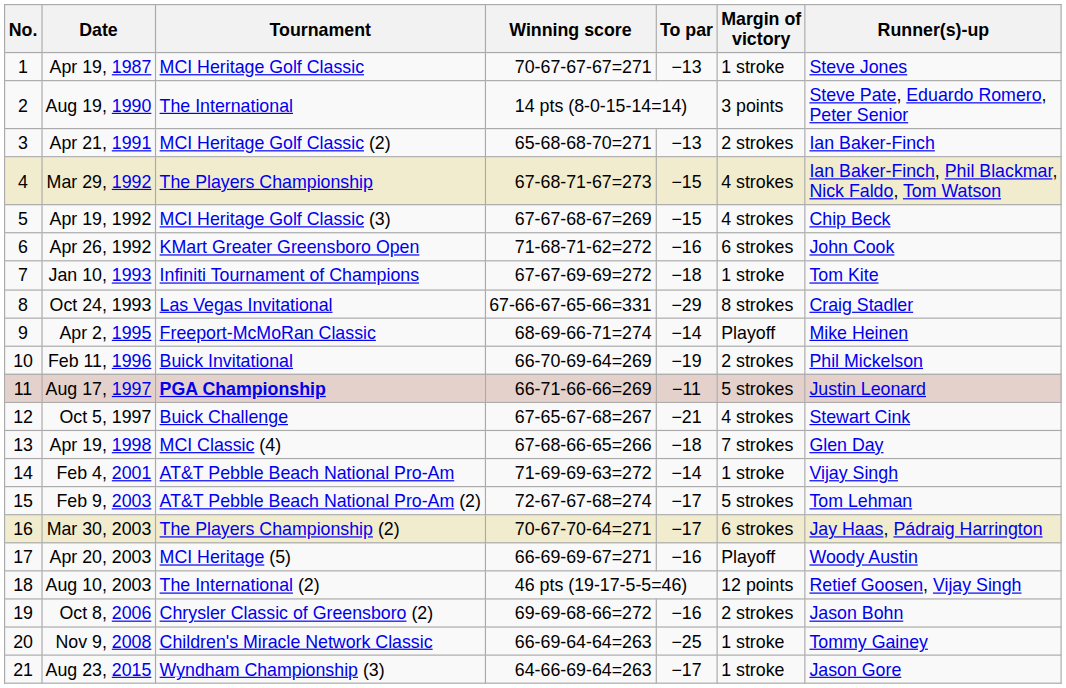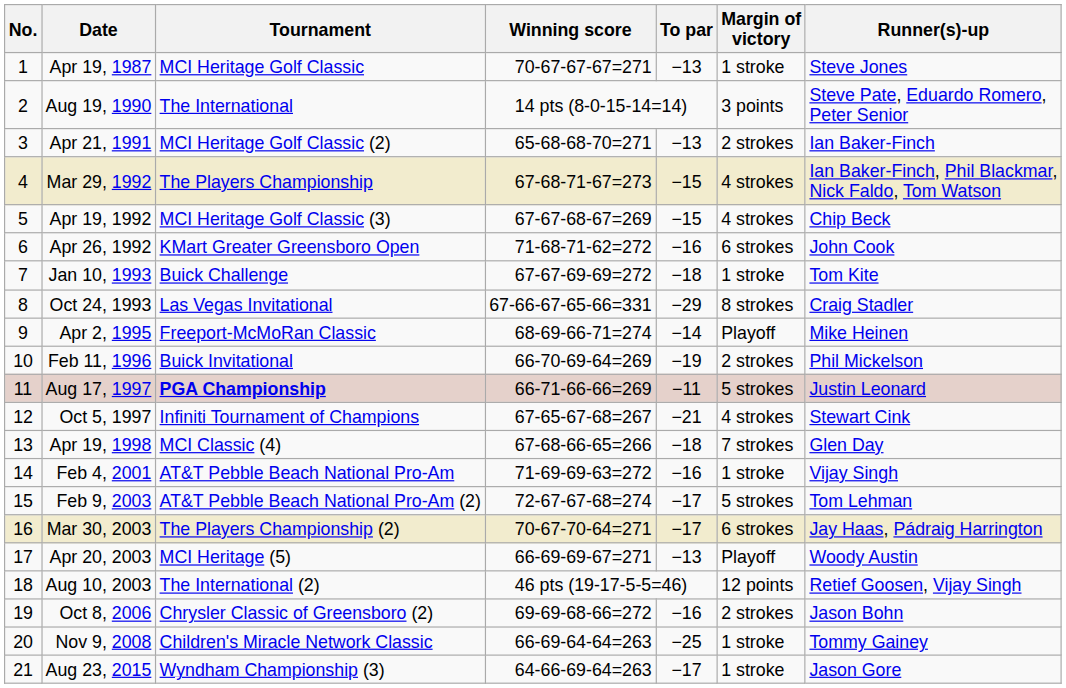(289, 276) Infiniti Tournament of Champions -> (224, 276) Buick Challenge
(224, 416) Buick Challenge -> (289, 416) Infiniti Tournament of Champions
(686, 473) −14 -> (686, 473) −16
(686, 557) −16 -> (686, 557) −13
